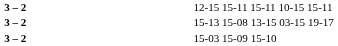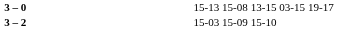- row: (263, 7)
(15, 22) 3 – 2 -> (15, 7) 3 – 0
